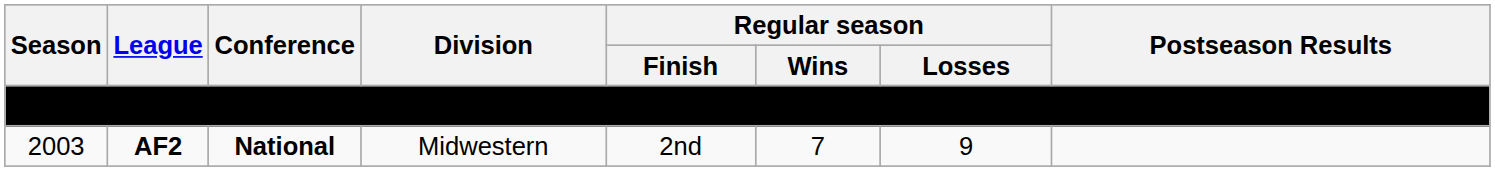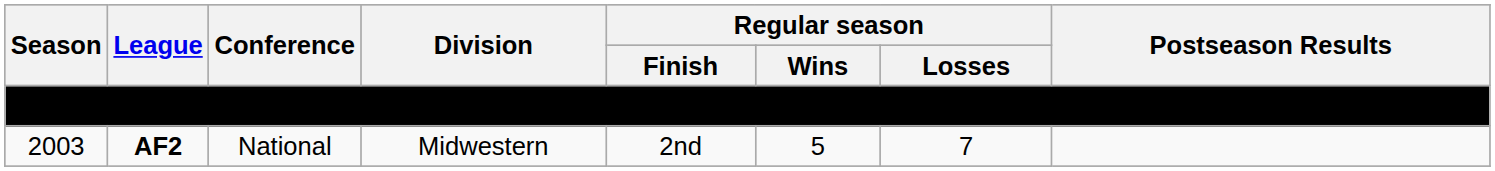(285, 147) bold -> (285, 147) normal
(818, 147) 7 -> (818, 147) 5
(966, 147) 9 -> (966, 147) 7
